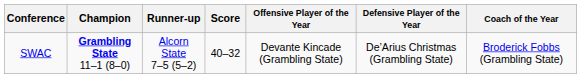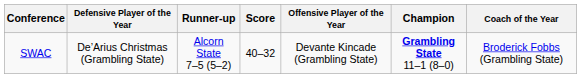columns swapped: (105, 18) <-> (411, 19)
